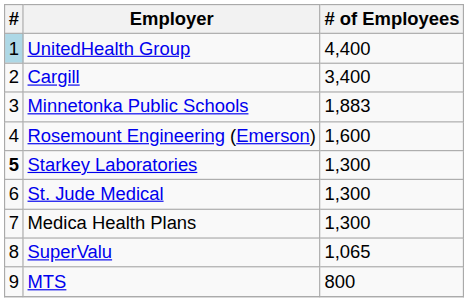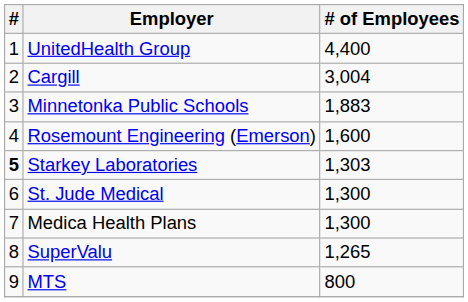(14, 48) lightblue background -> (14, 48) no background
(347, 77) 3,400 -> (347, 77) 3,004
(347, 164) 1,300 -> (347, 164) 1,303
(347, 252) 1,065 -> (347, 252) 1,265
